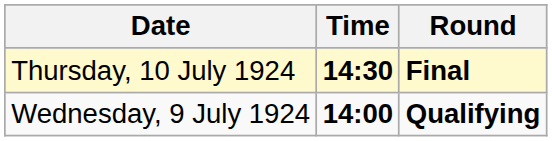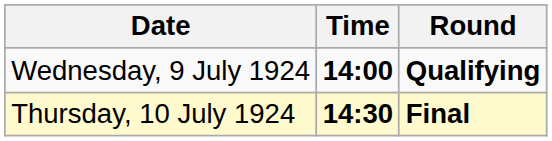rows swapped: (161, 113) <-> (153, 69)
